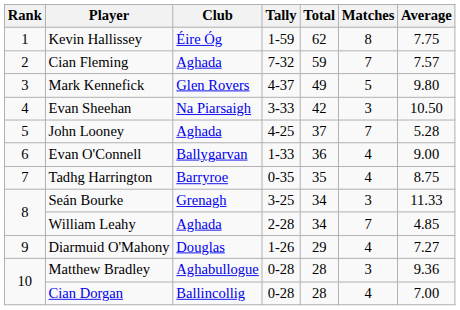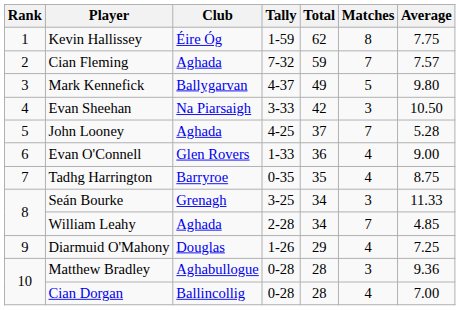(213, 85) Glen Rovers -> (212, 85) Ballygarvan
(212, 154) Ballygarvan -> (213, 154) Glen Rovers
(426, 246) 7.27 -> (426, 246) 7.25
